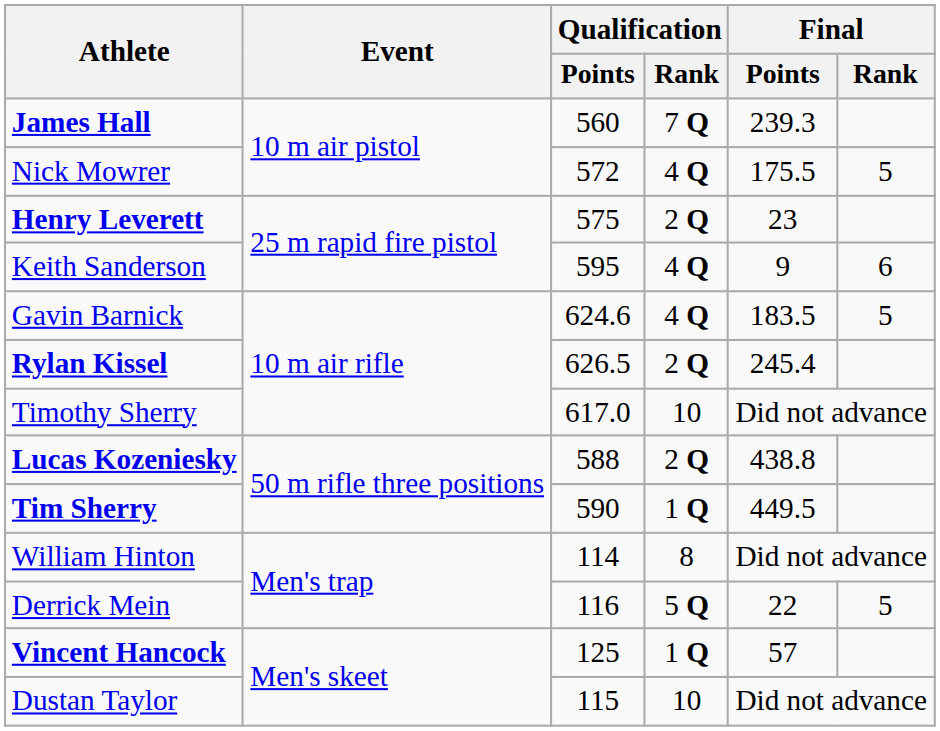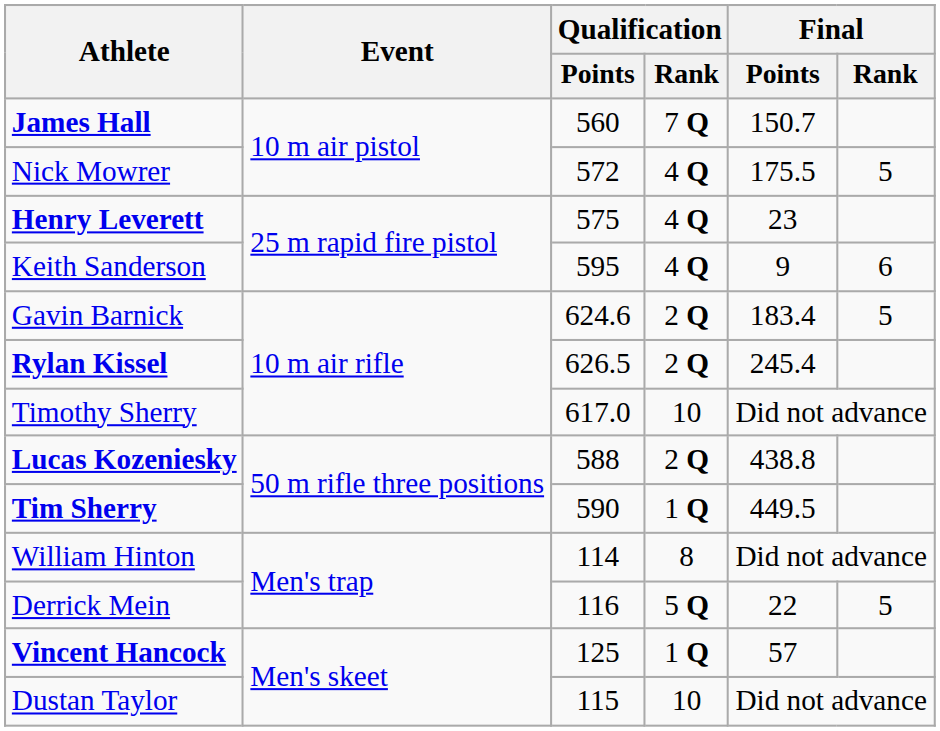(783, 122) 239.3 -> (783, 122) 150.7
(687, 219) 2 Q -> (687, 219) 4 Q
(687, 315) 4 Q -> (687, 315) 2 Q
(783, 315) 183.5 -> (783, 315) 183.4
